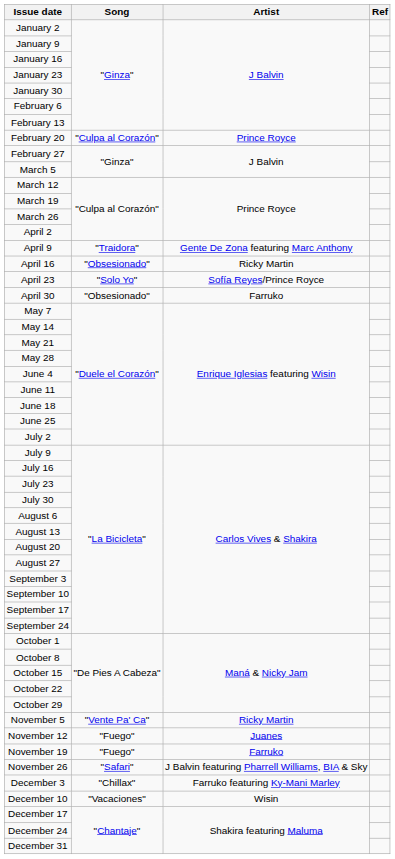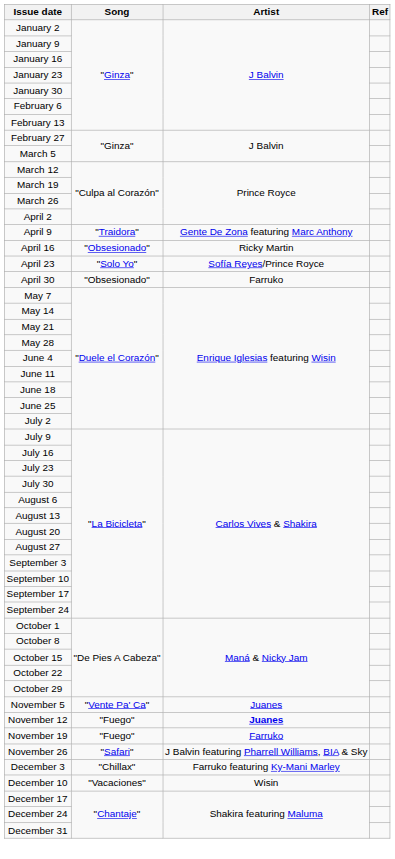- row: (38, 138)
(266, 720) Ricky Martin -> (266, 704) Juanes
(266, 736) normal -> (266, 720) bold
